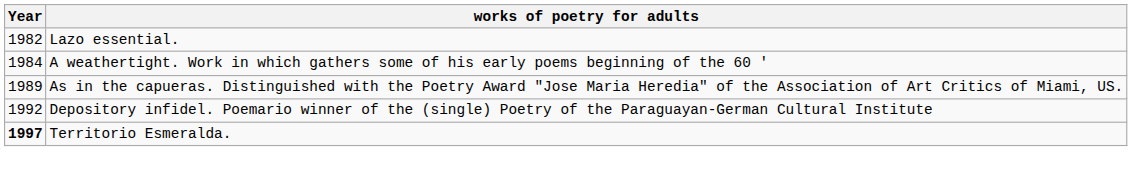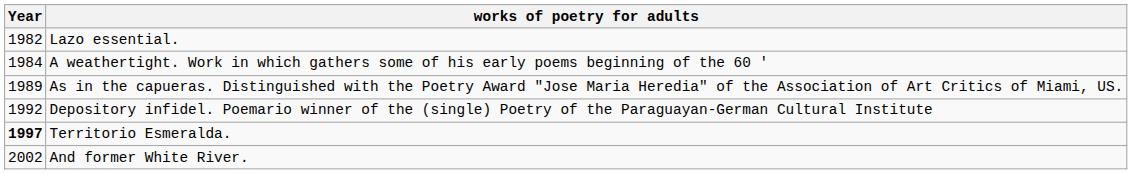+ row: (149, 157)
